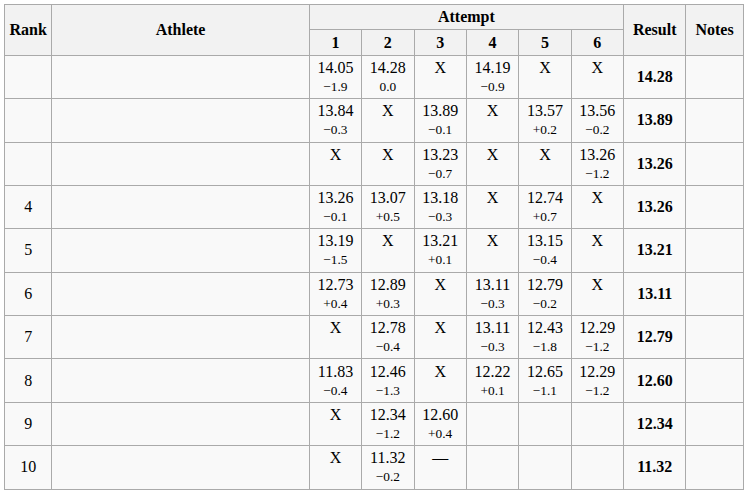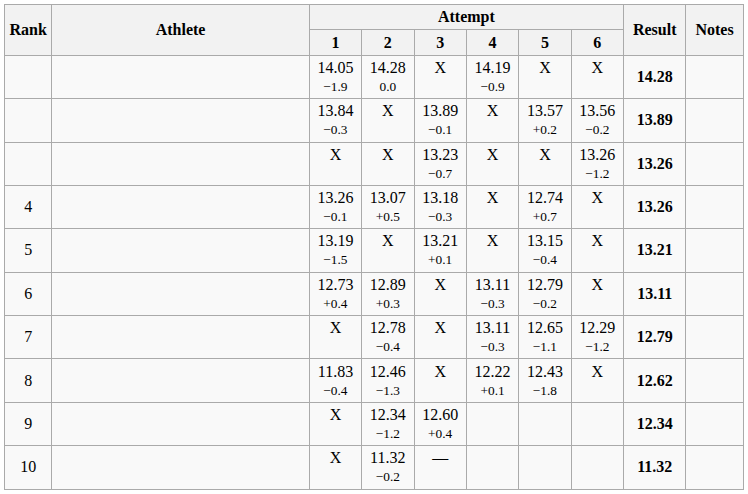(545, 337) 12.43 −1.8 -> (545, 337) 12.65 −1.1
(545, 380) 12.65 −1.1 -> (545, 380) 12.43 −1.8
(597, 380) 12.29 −1.2 -> (597, 380) X
(655, 380) 12.60 -> (655, 380) 12.62
